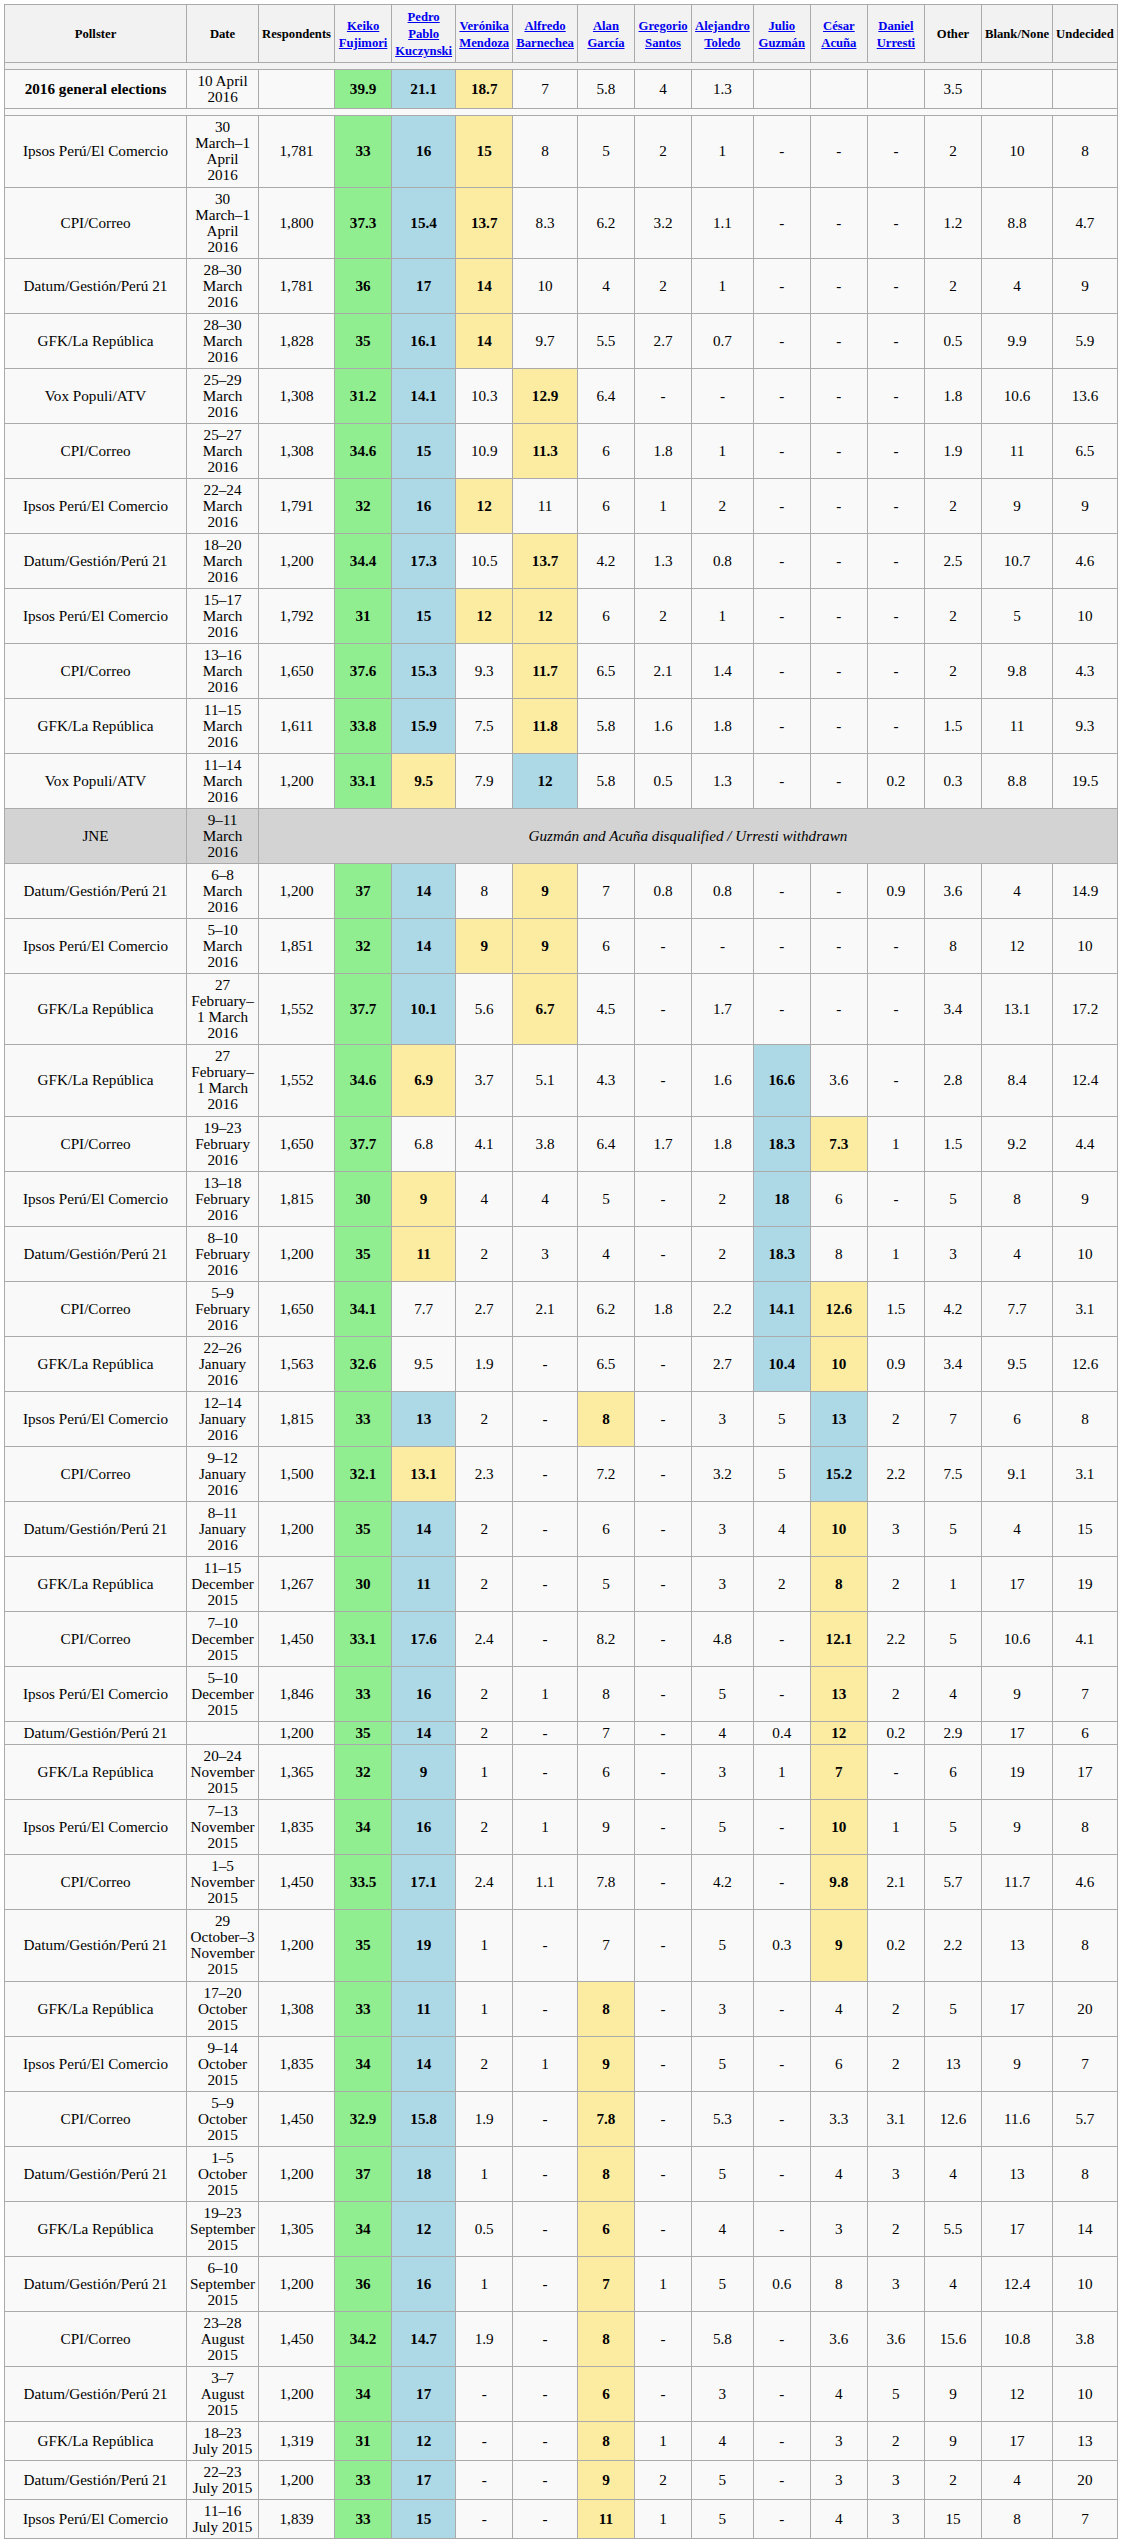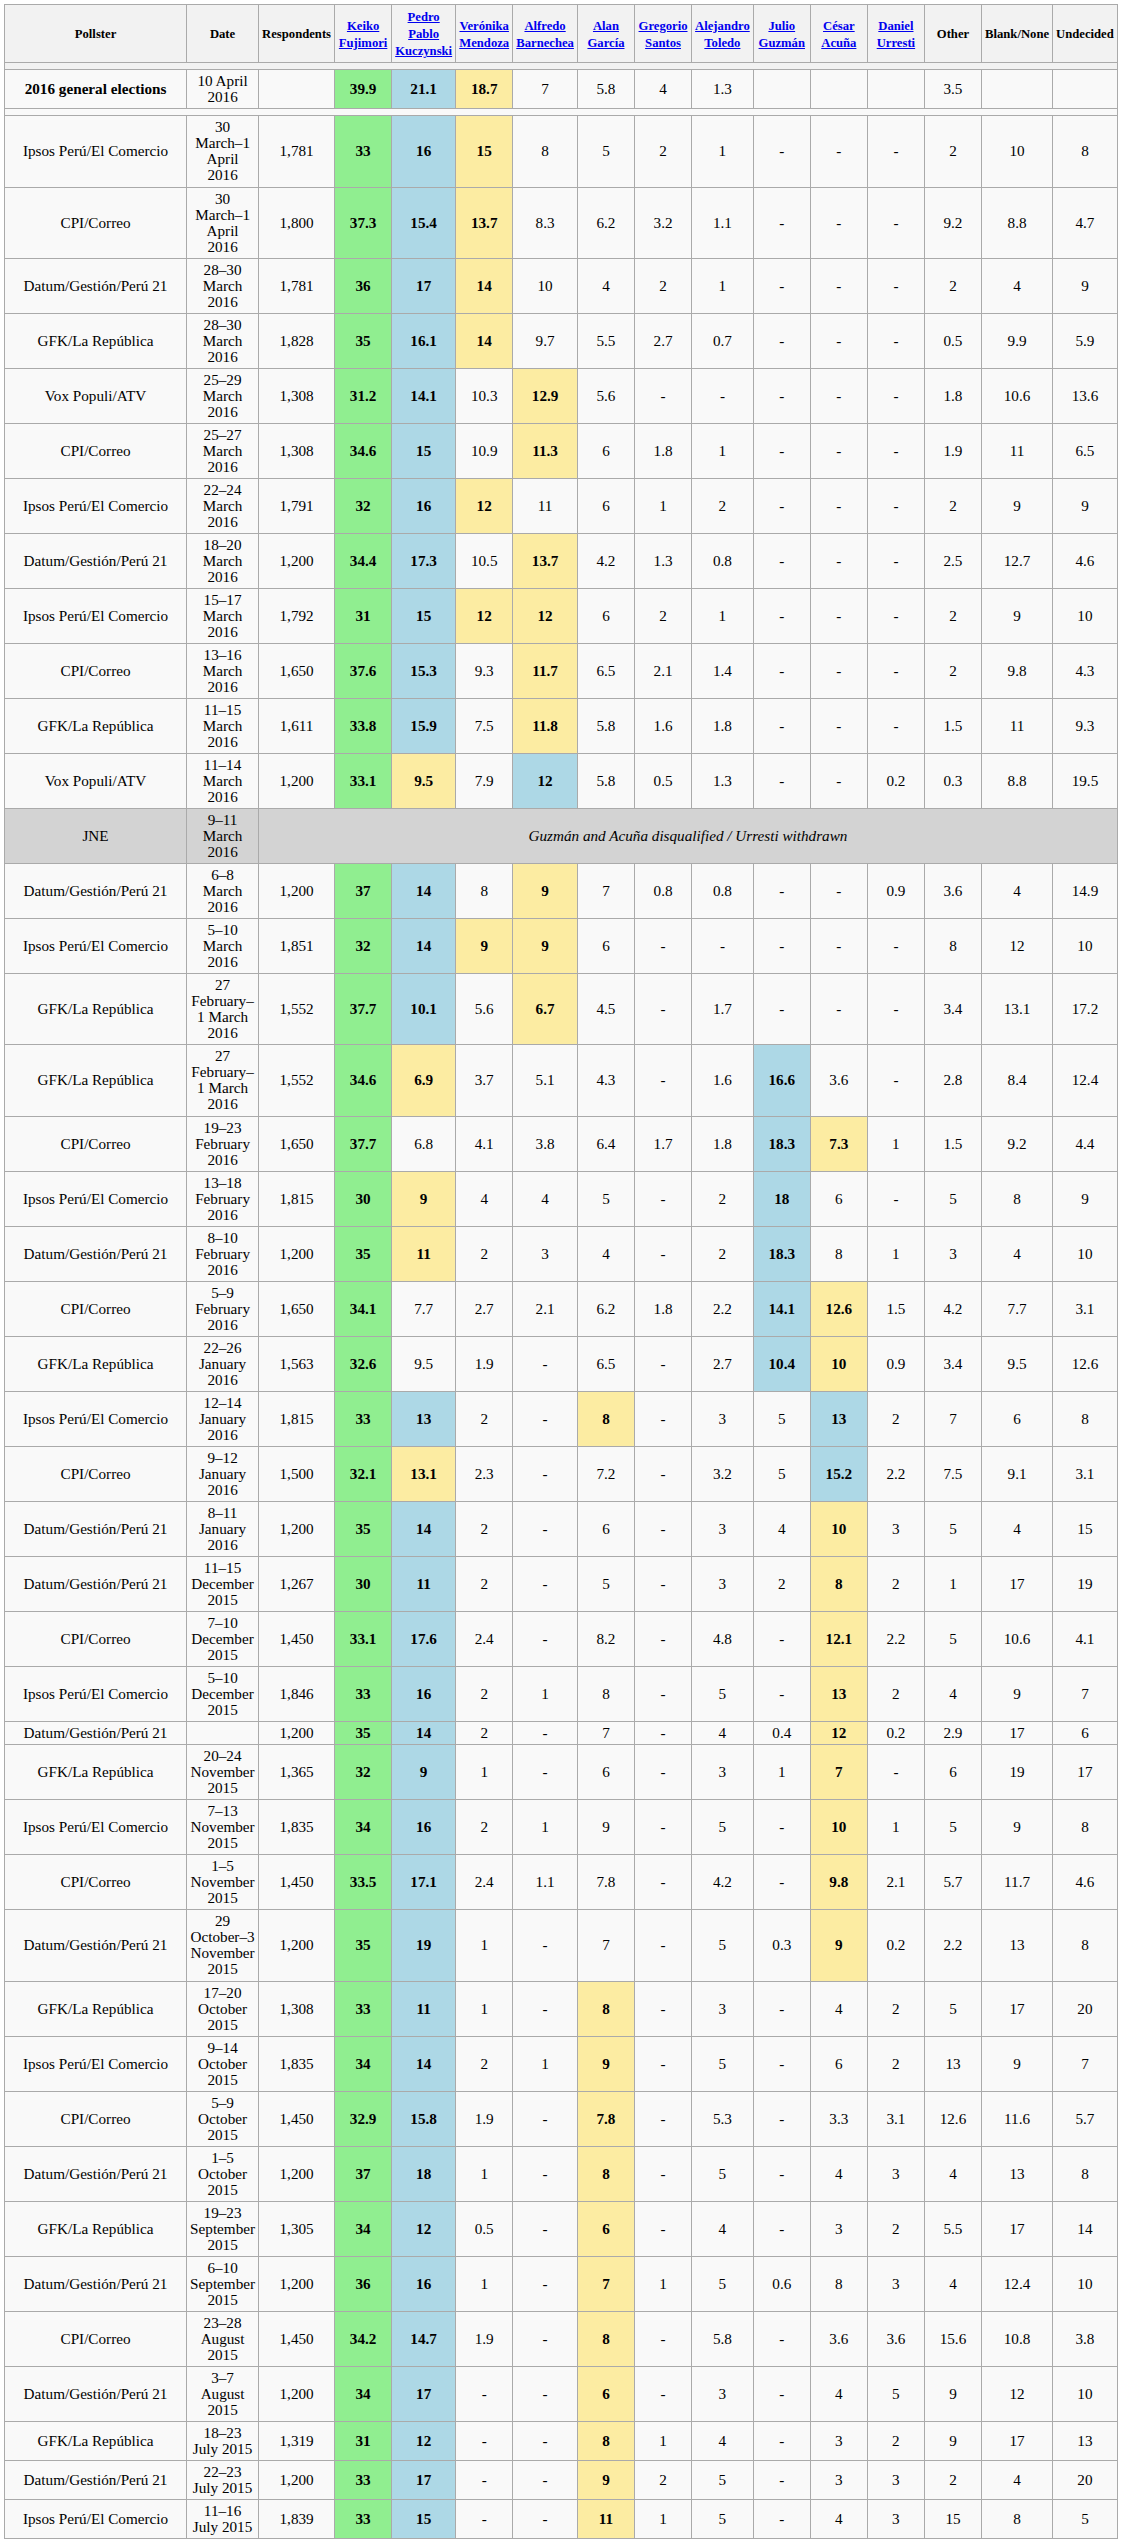(953, 222) 1.2 -> (953, 222) 9.2
(606, 395) 6.4 -> (606, 395) 5.6
(1017, 560) 10.7 -> (1017, 560) 12.7
(1017, 615) 5 -> (1017, 615) 9
(96, 1584) GFK/La República -> (96, 1584) Datum/Gestión/Perú 21
(1085, 2519) 7 -> (1085, 2519) 5
